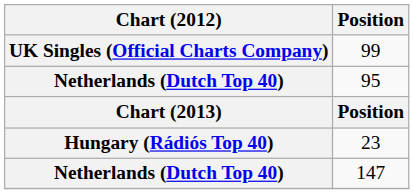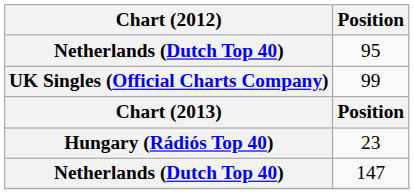rows swapped: (371, 81) <-> (371, 50)
